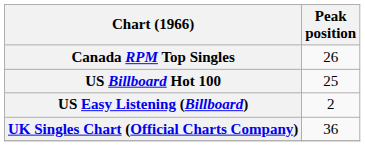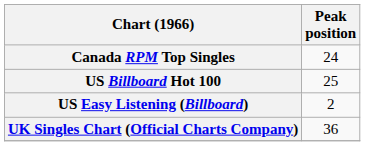(331, 57) 26 -> (331, 57) 24
